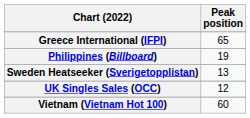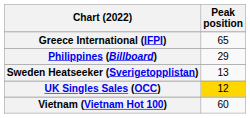(223, 56) 19 -> (223, 56) 29
(223, 89) no background -> (223, 89) gold background
